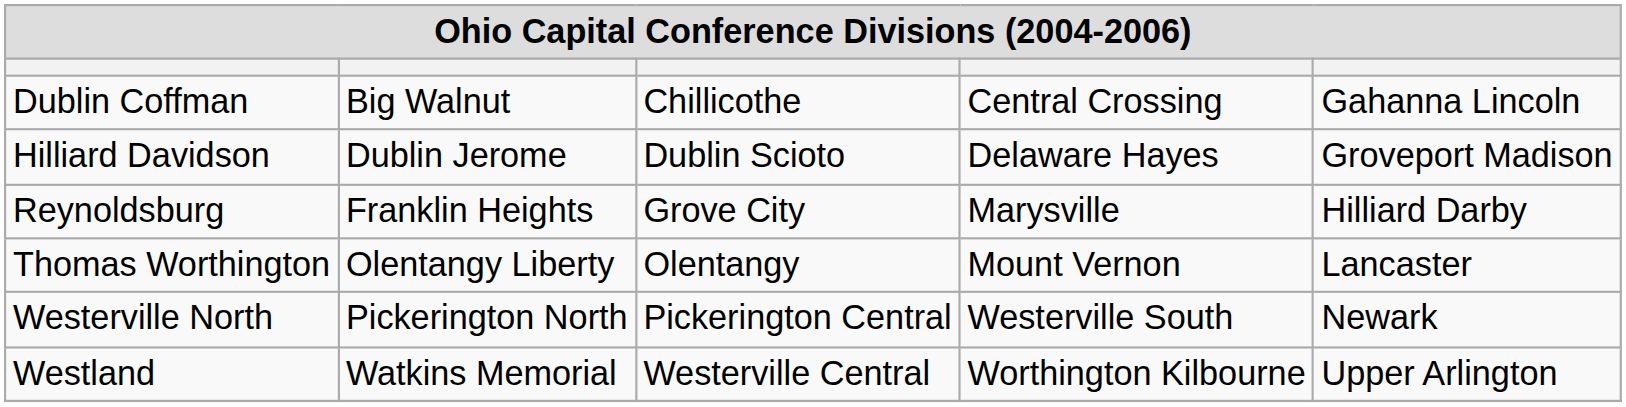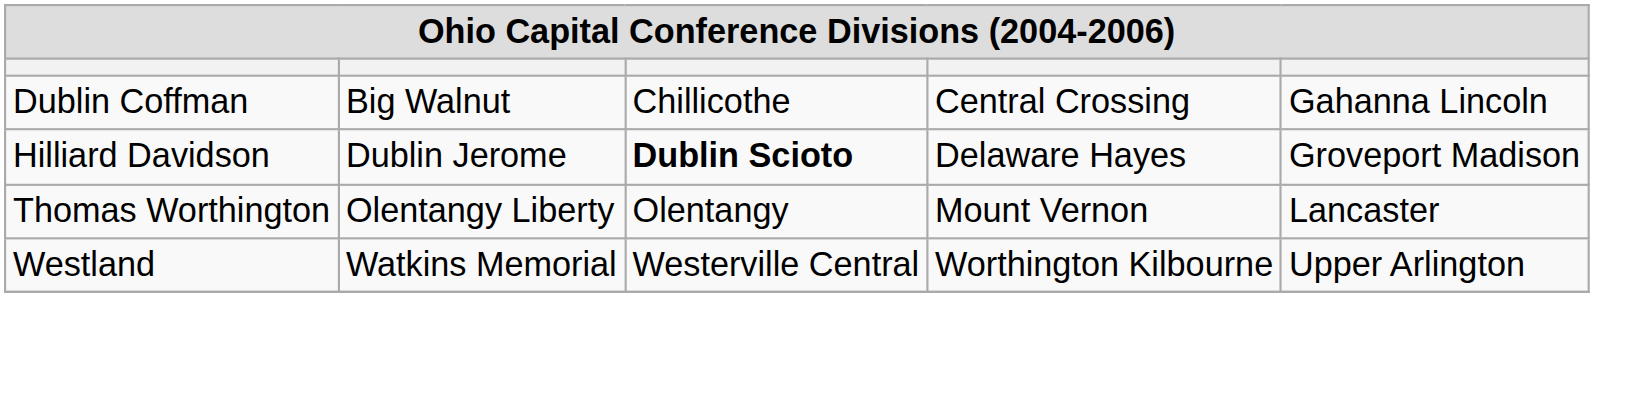(744, 156) normal -> (743, 156) bold
- row: (119, 210)
- row: (143, 318)
